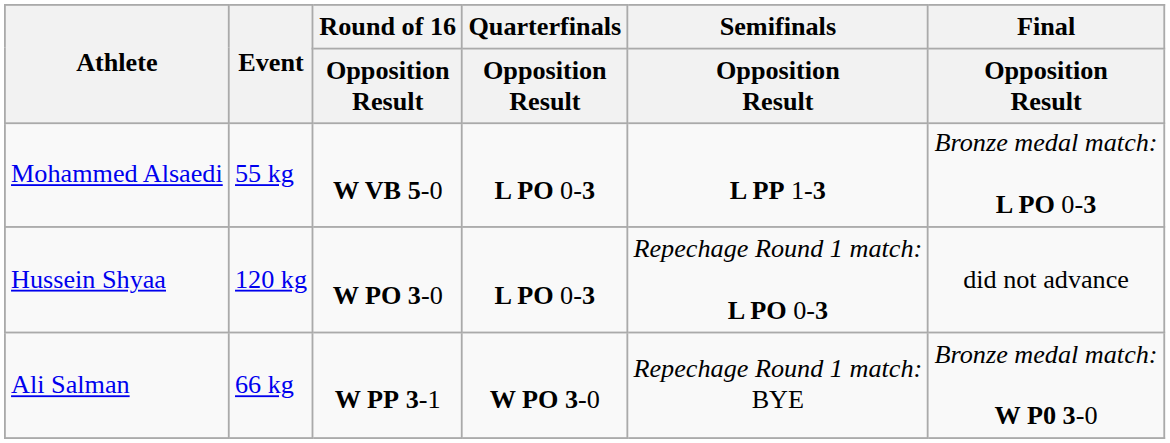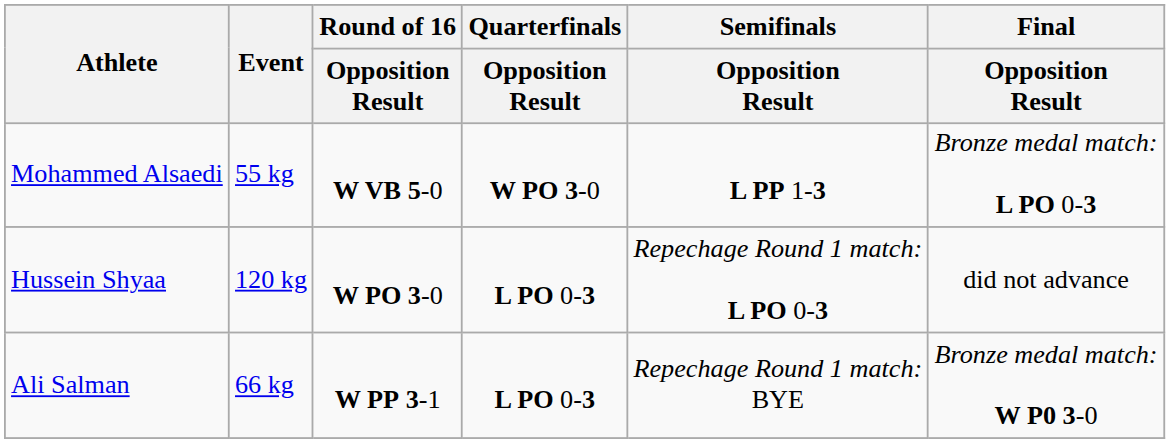(545, 190) L PO 0-3 -> (545, 190) W PO 3-0
(545, 400) W PO 3-0 -> (545, 400) L PO 0-3
